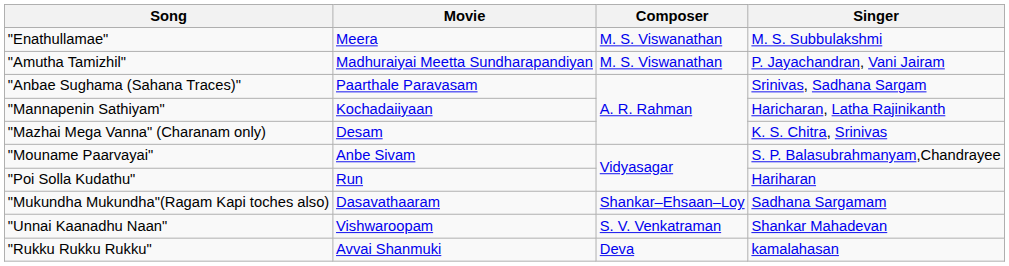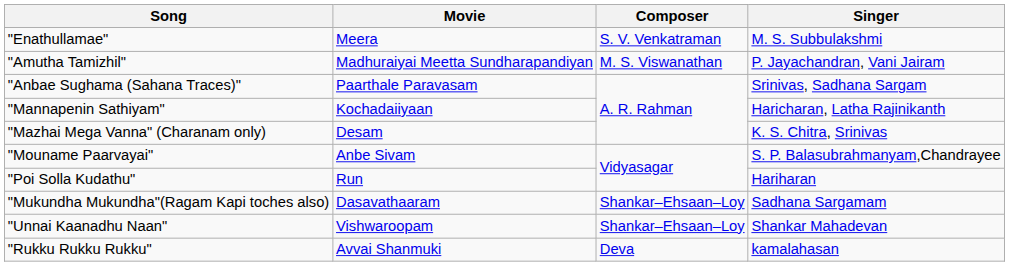(661, 39) M. S. Viswanathan -> (660, 39) S. V. Venkatraman
(660, 226) S. V. Venkatraman -> (672, 226) Shankar–Ehsaan–Loy
